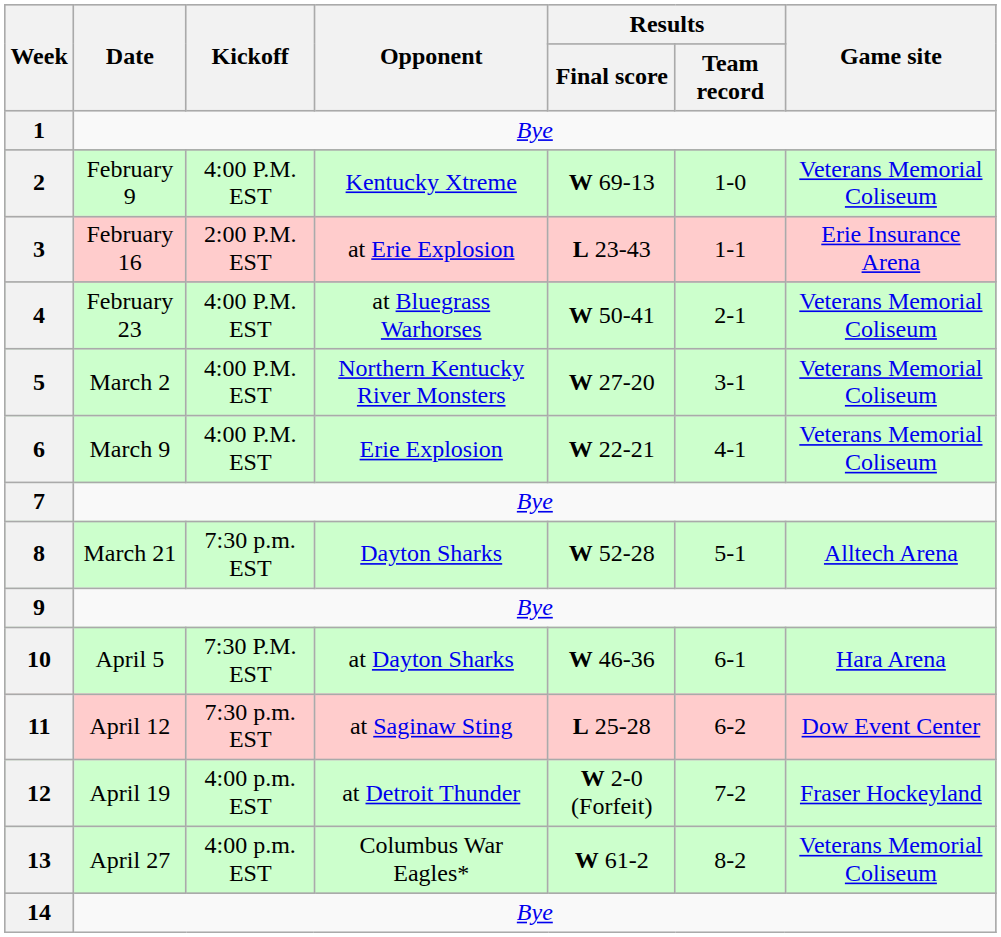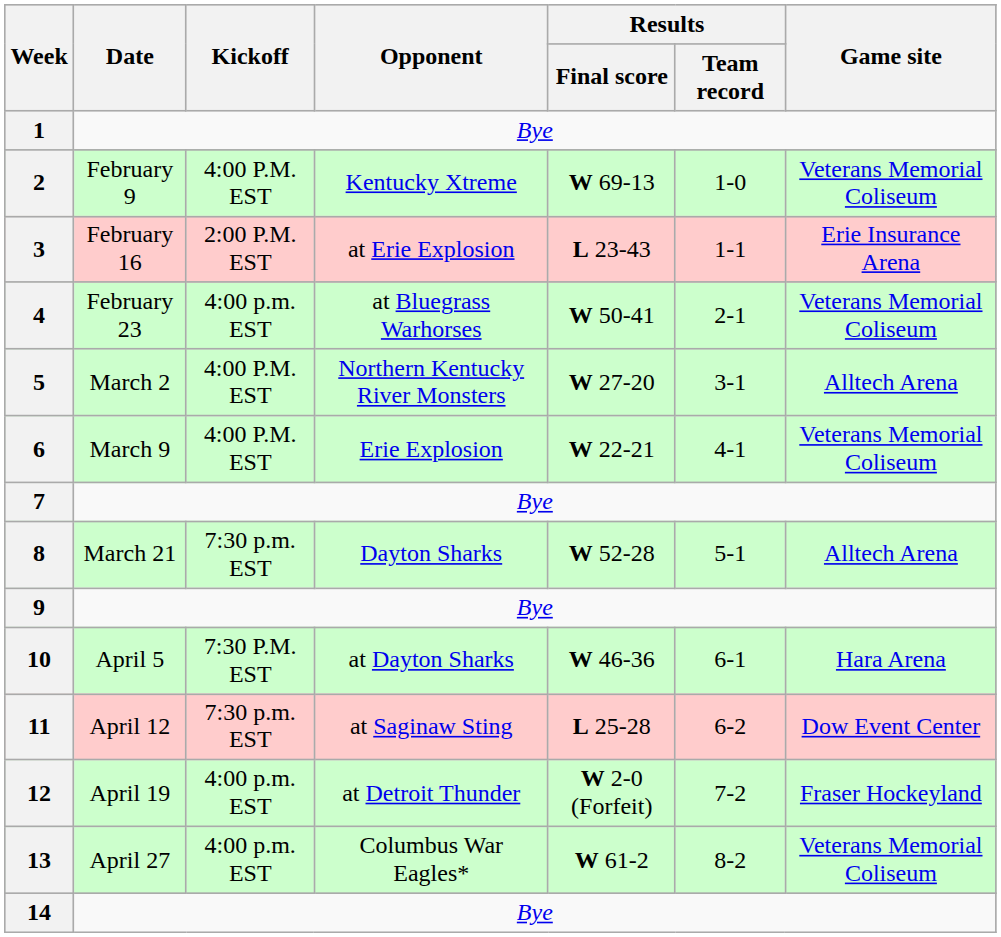(250, 315) 4:00 P.M. EST -> (250, 315) 4:00 p.m. EST
(891, 381) Veterans Memorial Coliseum -> (891, 381) Alltech Arena
